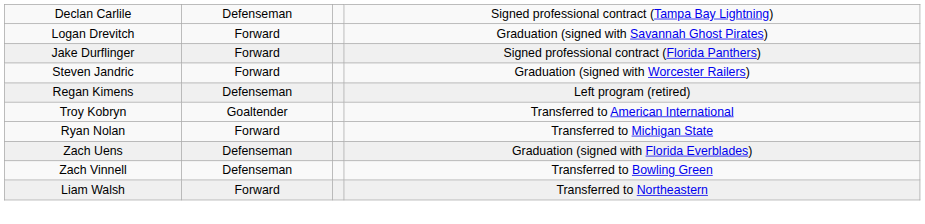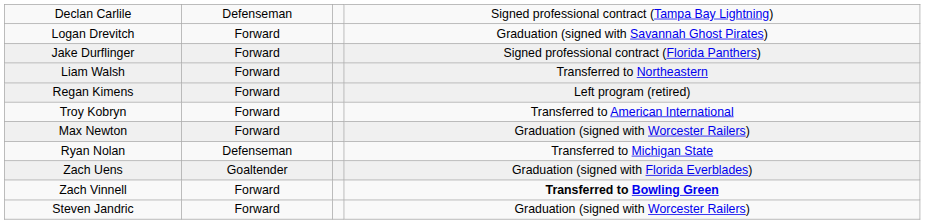rows swapped: (93, 72) <-> (93, 190)
(257, 92) Defenseman -> (257, 92) Forward
(257, 111) Goaltender -> (257, 111) Forward
+ row: (93, 131)
(257, 131) Forward -> (257, 151) Defenseman
(257, 151) Defenseman -> (257, 170) Goaltender
(257, 170) Defenseman -> (257, 190) Forward
(632, 170) normal -> (632, 190) bold
